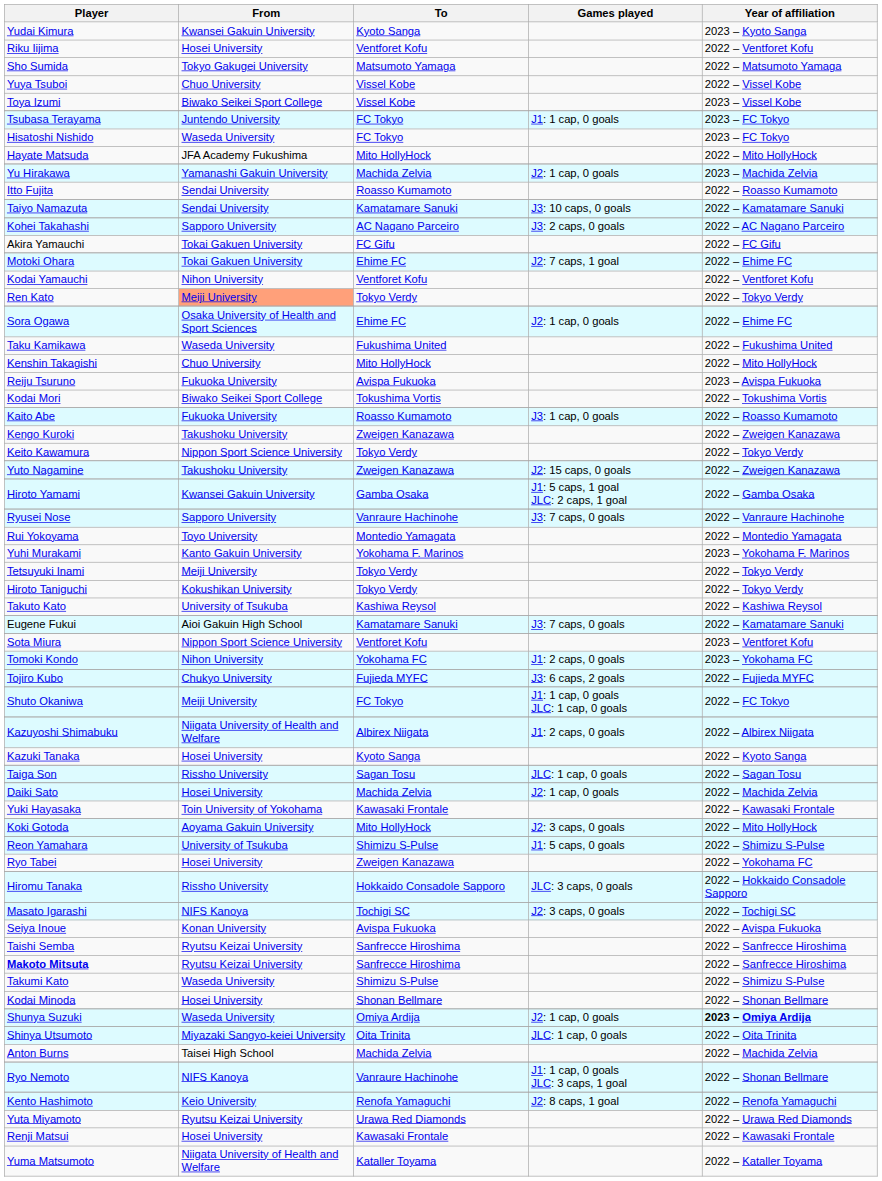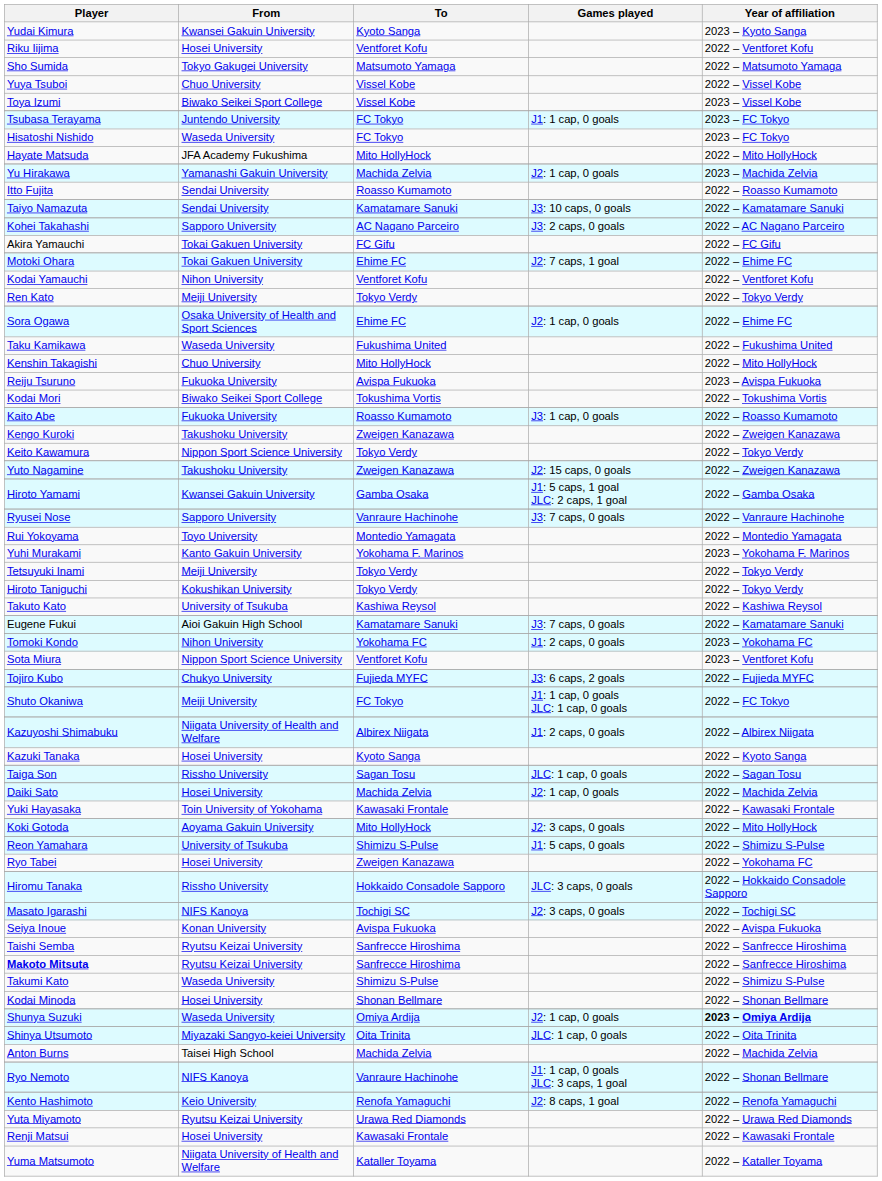(219, 297) lightsalmon background -> (219, 297) no background
rows swapped: (42, 660) <-> (34, 642)
